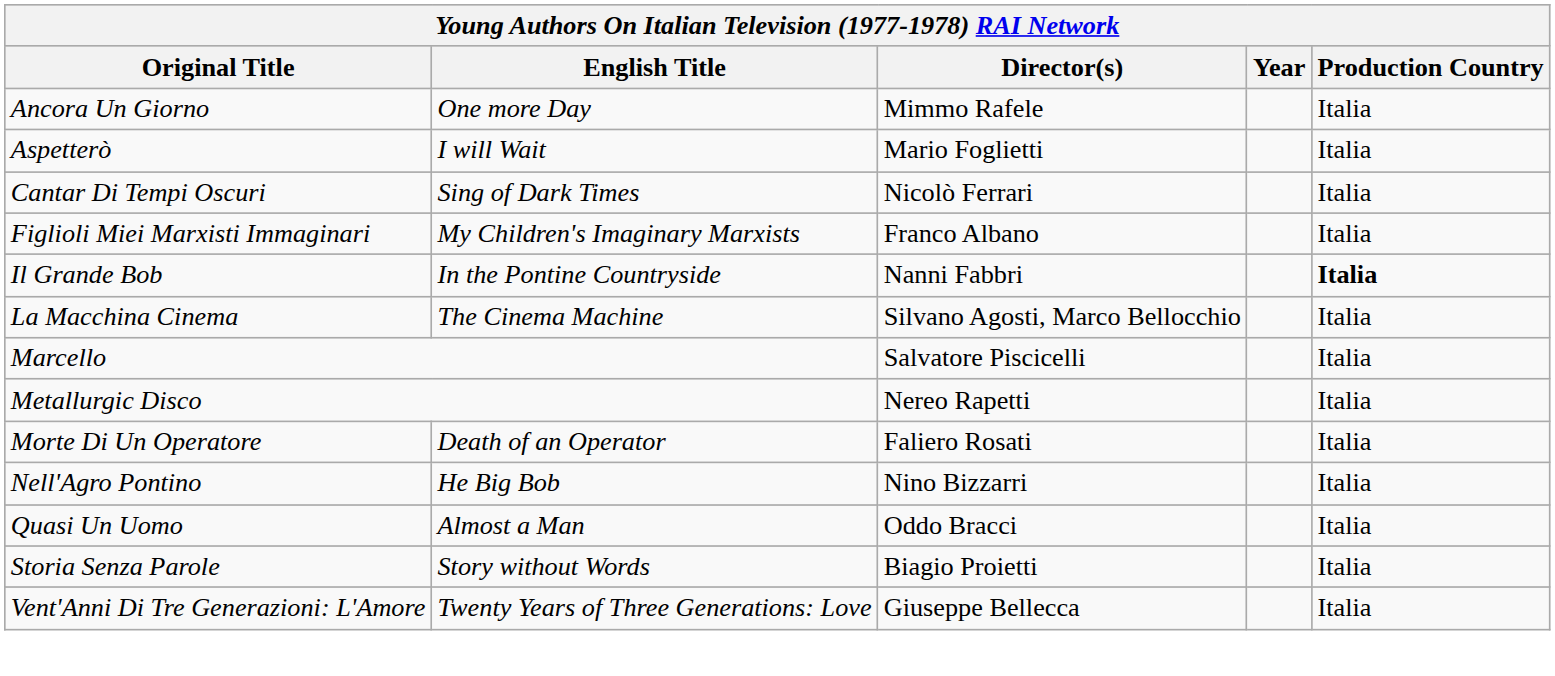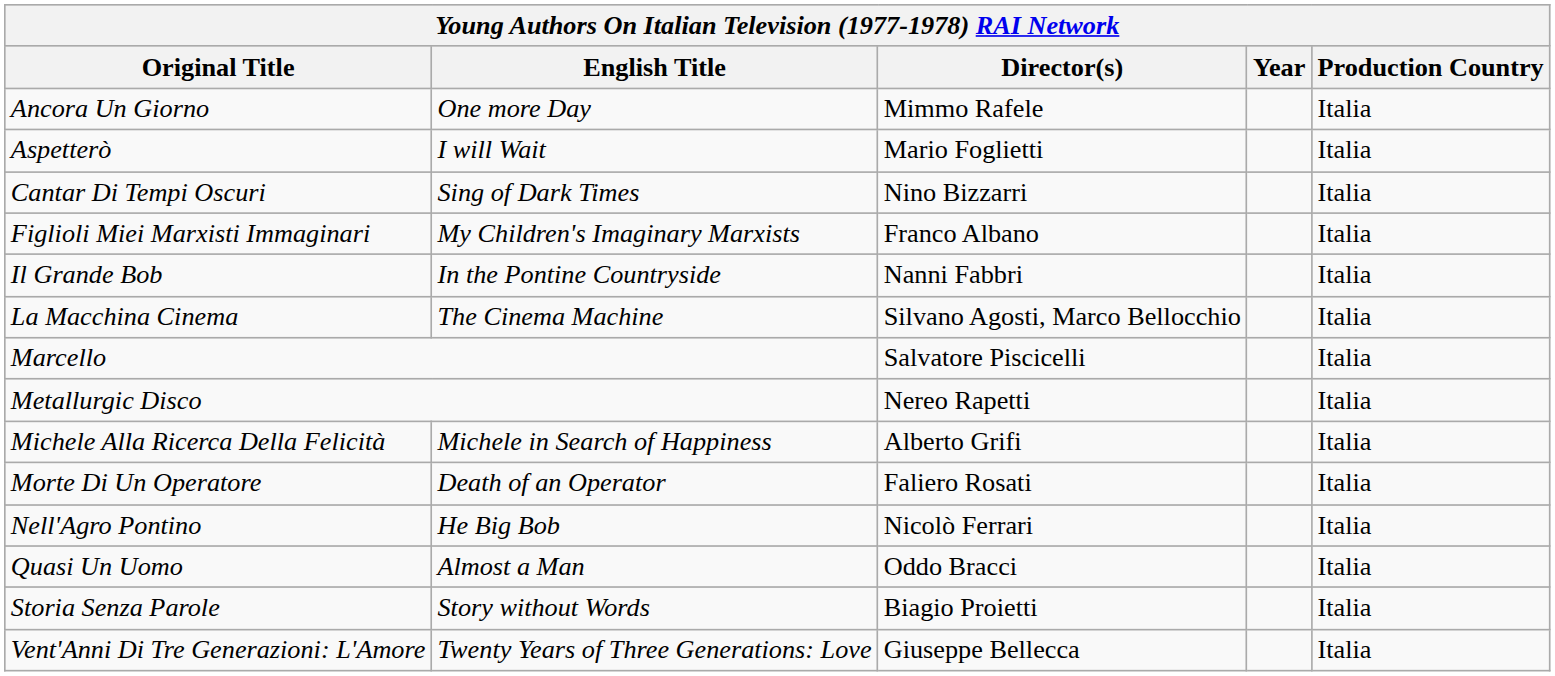(958, 191) Nicolò Ferrari -> (956, 191) Nino Bizzarri
(1347, 274) bold -> (1344, 274) normal
+ row: (198, 441)
(956, 483) Nino Bizzarri -> (958, 524) Nicolò Ferrari
